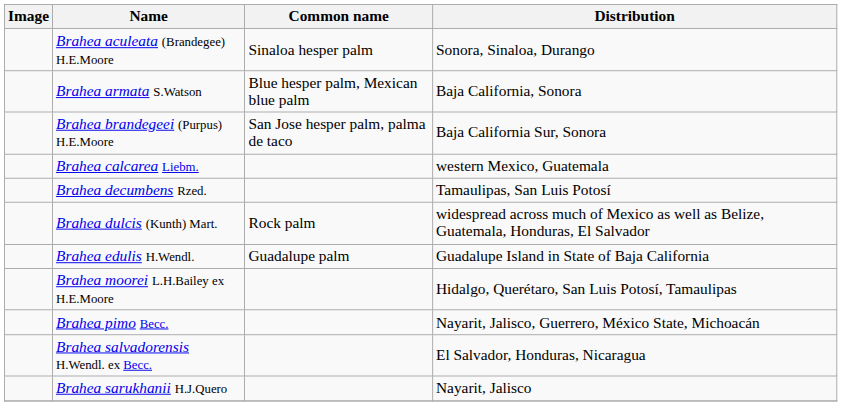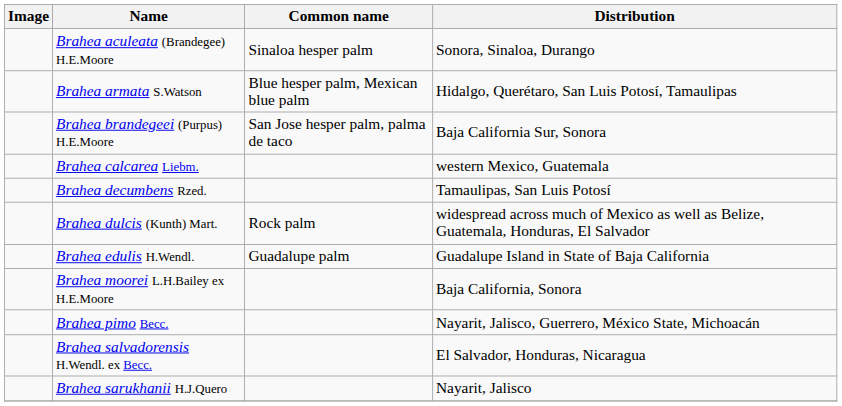(509, 91) Baja California, Sonora -> (586, 91) Hidalgo, Querétaro, San Luis Potosí, Tamaulipas
(586, 289) Hidalgo, Querétaro, San Luis Potosí, Tamaulipas -> (509, 289) Baja California, Sonora
